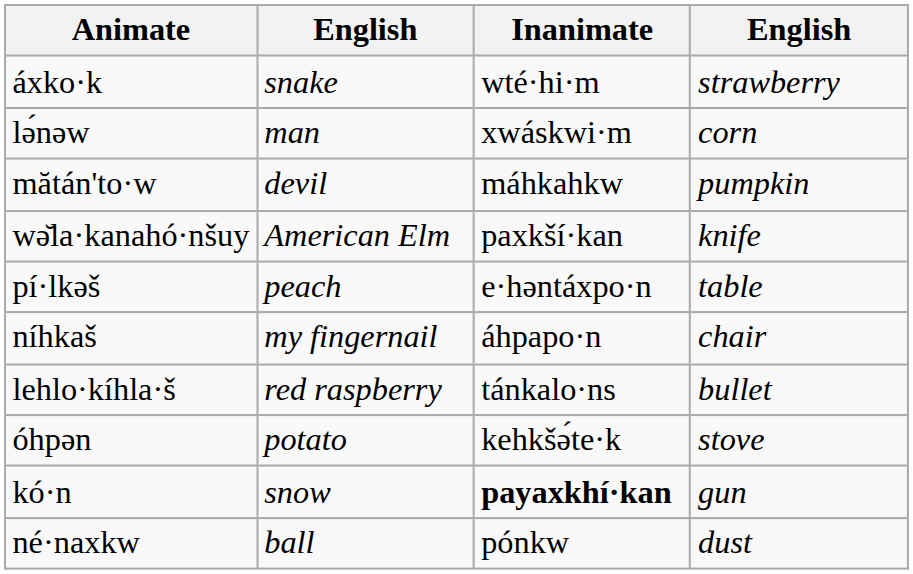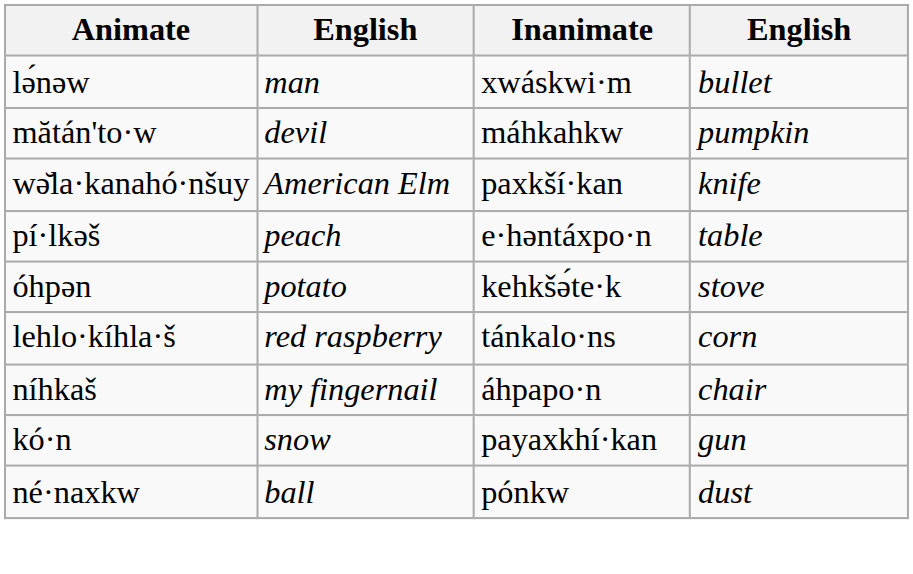- row: (57, 81)
(728, 132) corn -> (735, 81) bullet
rows swapped: (52, 440) <-> (55, 337)
(735, 388) bullet -> (728, 337) corn
(576, 491) bold -> (569, 440) normal
